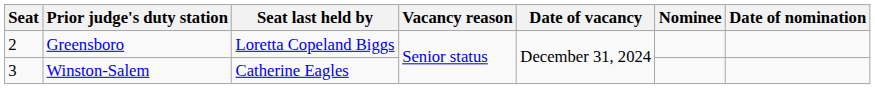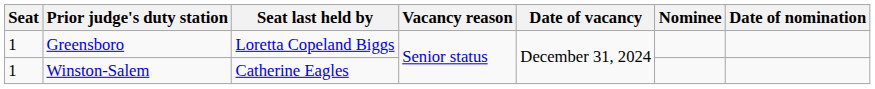(13, 44) 2 -> (13, 44) 1
(13, 70) 3 -> (13, 70) 1
